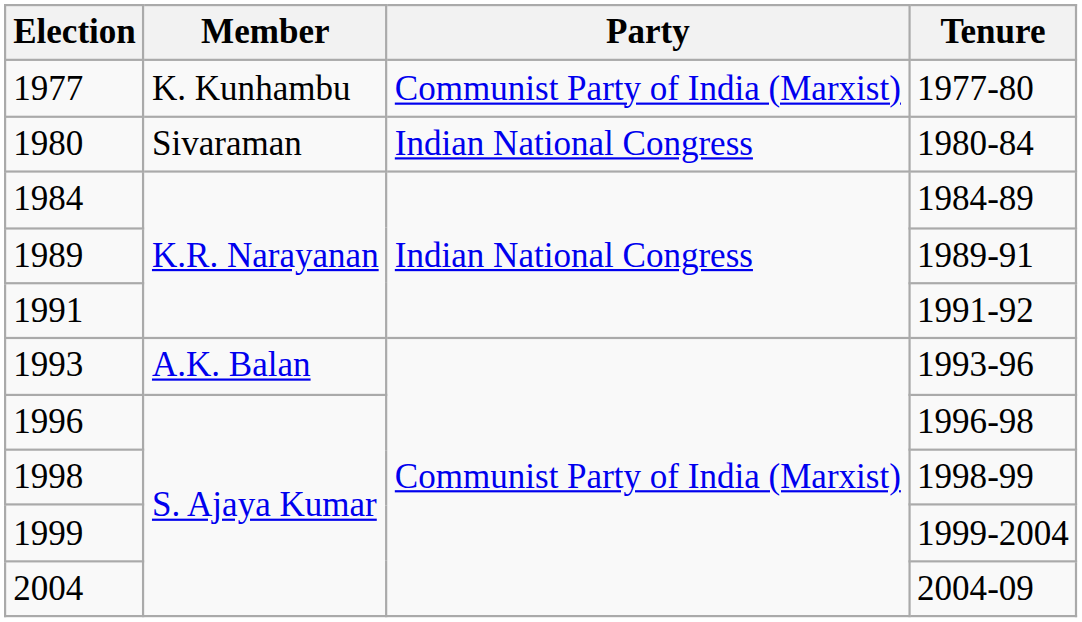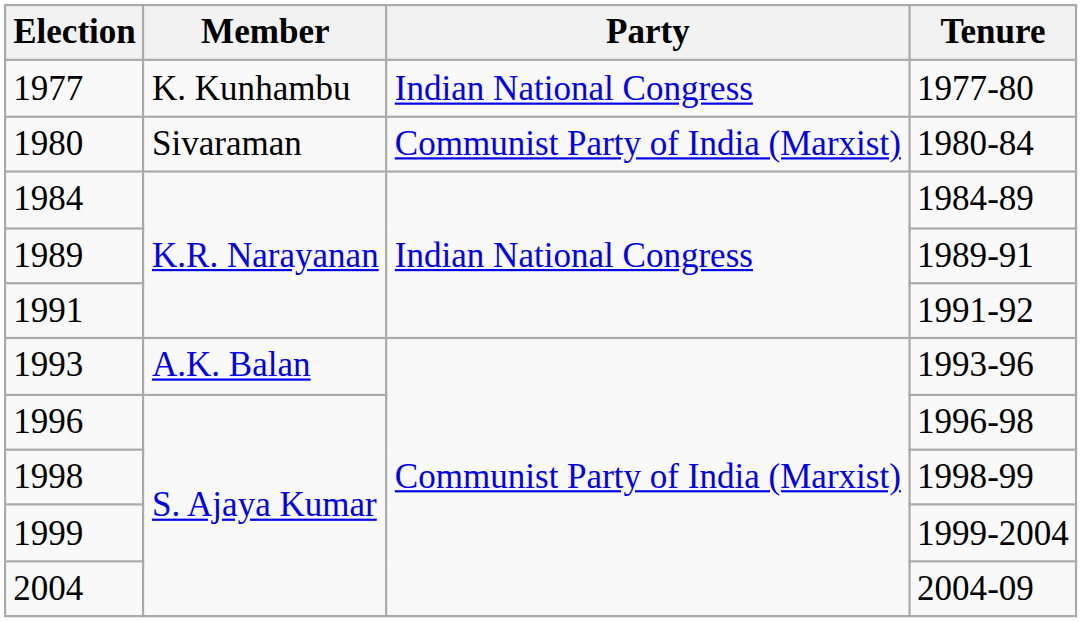(648, 87) Communist Party of India (Marxist) -> (574, 87) Indian National Congress
(574, 143) Indian National Congress -> (648, 143) Communist Party of India (Marxist)
